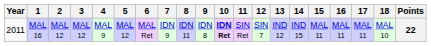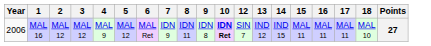- column: (243, 12)
(16, 30) 2011 -> (16, 30) 2006
(411, 30) 22 -> (393, 30) 27
